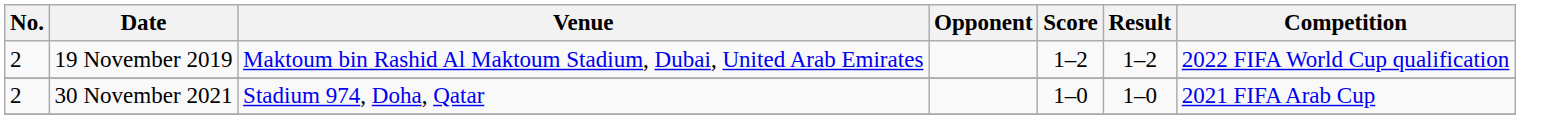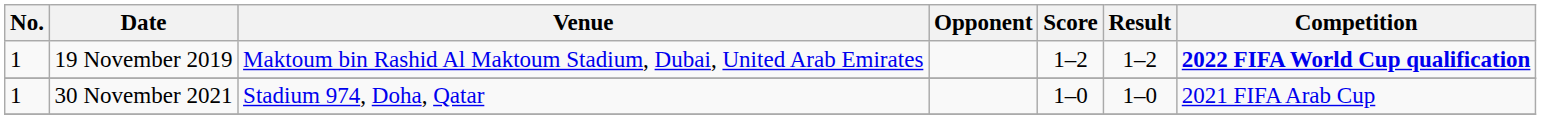(16, 59) 2 -> (16, 59) 1
(1346, 59) normal -> (1356, 59) bold
(16, 95) 2 -> (16, 95) 1
